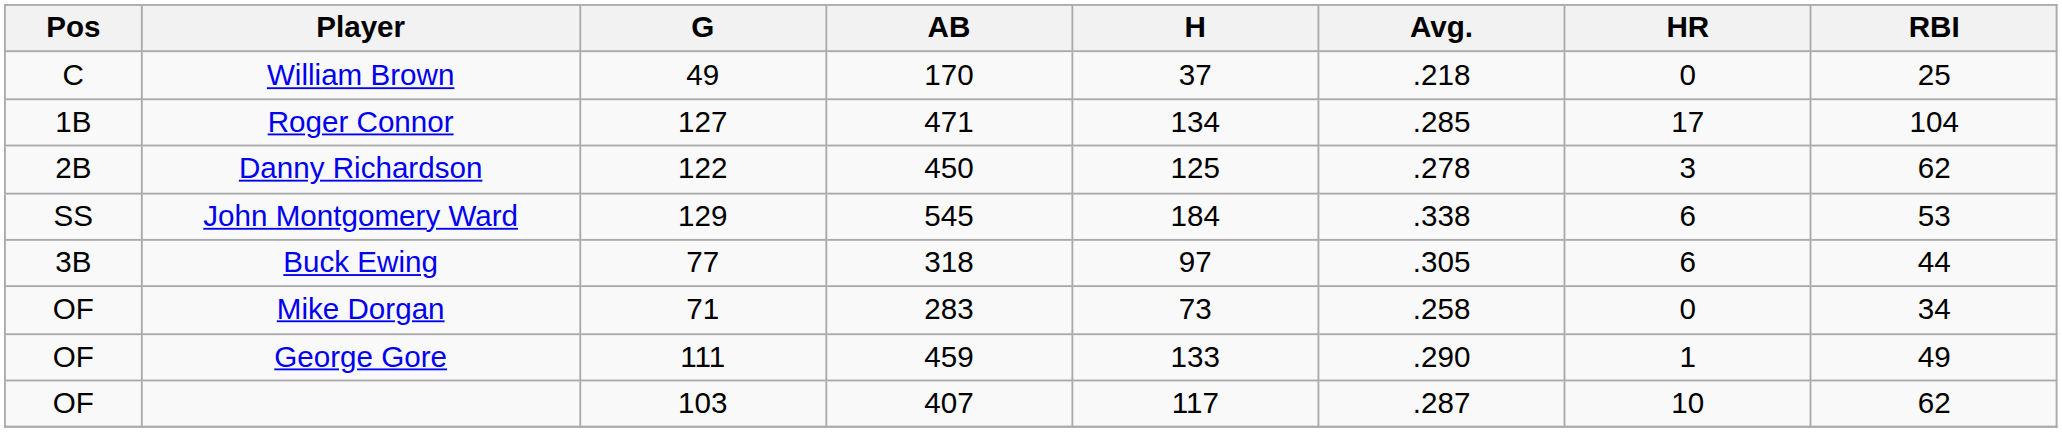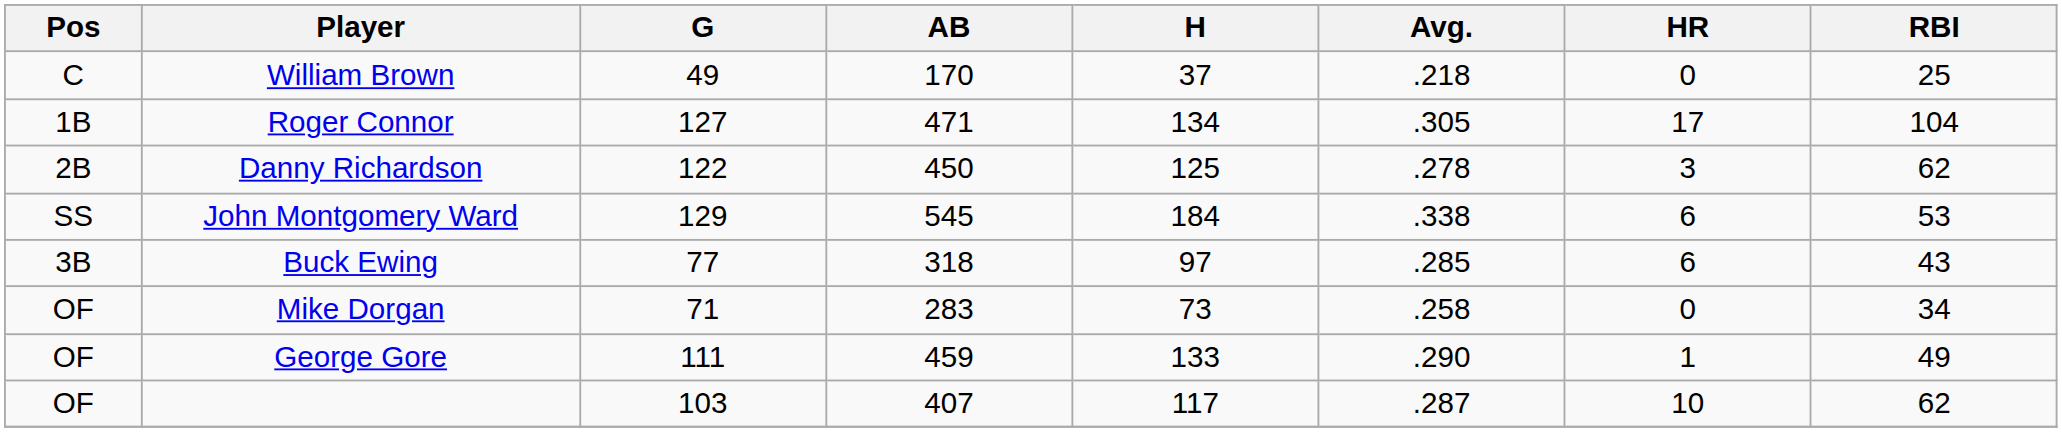(1442, 121) .285 -> (1442, 121) .305
(1442, 262) .305 -> (1442, 262) .285
(1934, 262) 44 -> (1934, 262) 43
